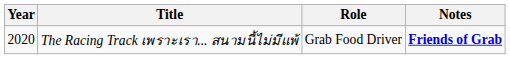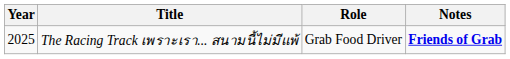(21, 39) 2020 -> (21, 39) 2025
